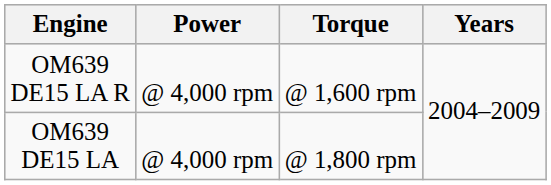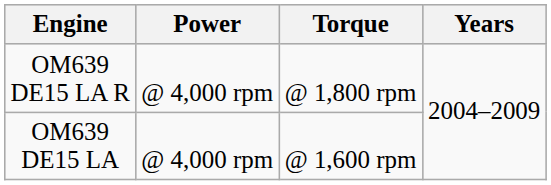(351, 91) @ 1,600 rpm -> (351, 91) @ 1,800 rpm
(351, 159) @ 1,800 rpm -> (351, 159) @ 1,600 rpm
